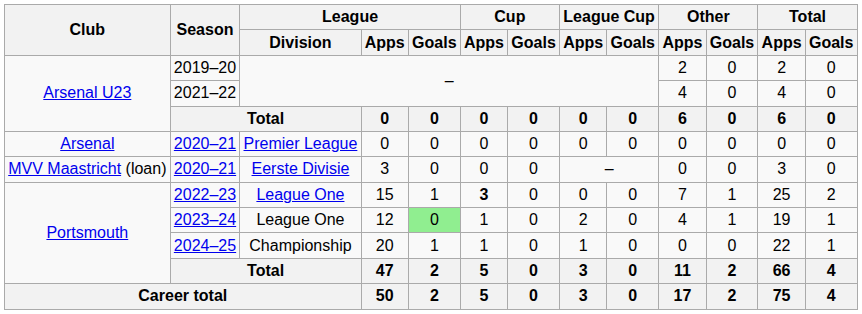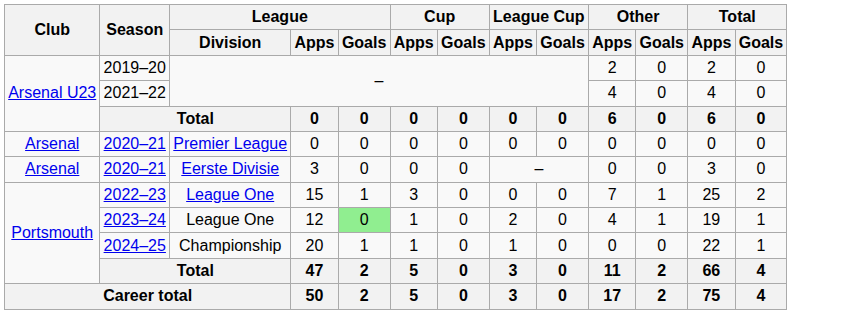(87, 169) MVV Maastricht (loan) -> (52, 169) Arsenal
(484, 194) bold -> (414, 194) normal
